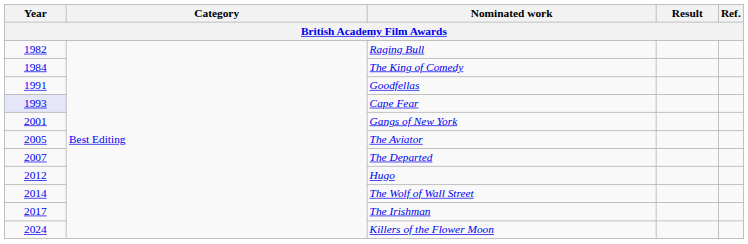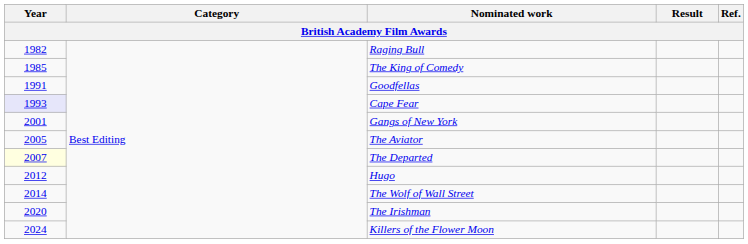(35, 67) 1984 -> (35, 67) 1985
(35, 157) no background -> (35, 157) lightyellow background
(35, 211) 2017 -> (35, 211) 2020
